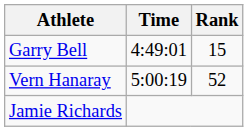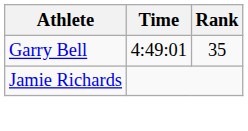(217, 50) 15 -> (217, 50) 35
- row: (60, 80)
